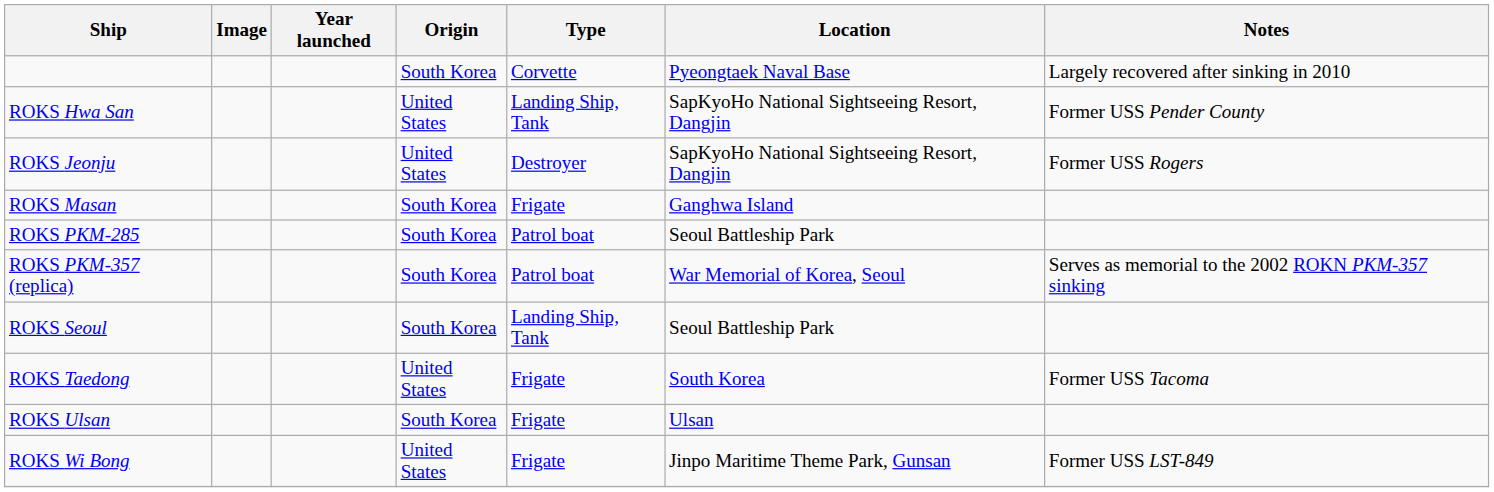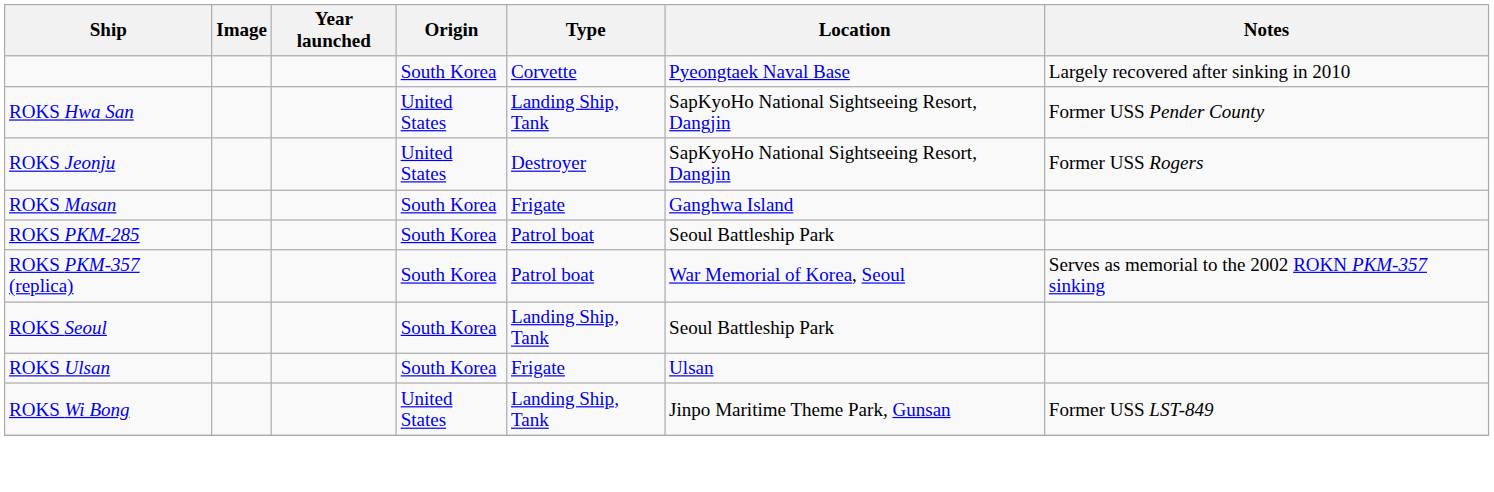- row: (69, 378)
(538, 460) Frigate -> (565, 409) Landing Ship, Tank
